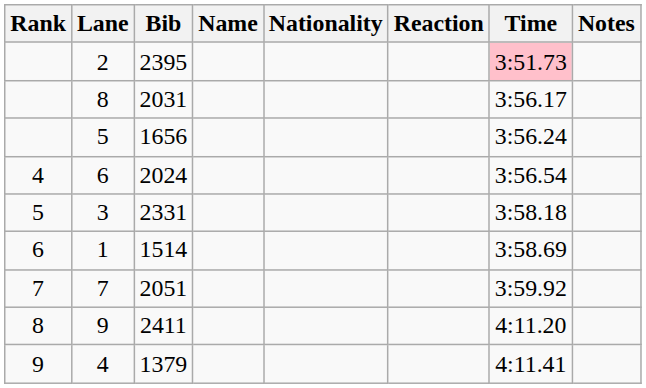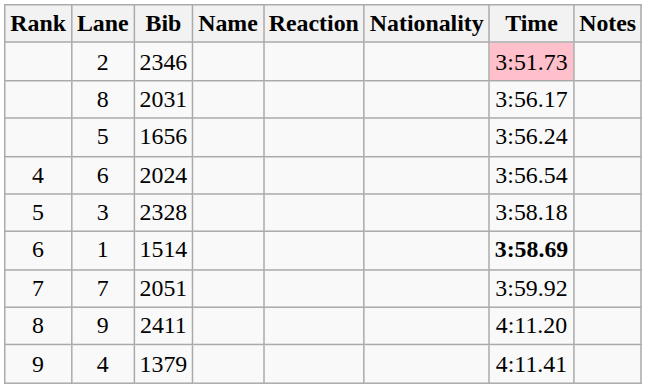columns swapped: (326, 23) <-> (439, 23)
(163, 61) 2395 -> (163, 61) 2346
(163, 212) 2331 -> (163, 212) 2328
(531, 250) normal -> (531, 250) bold
